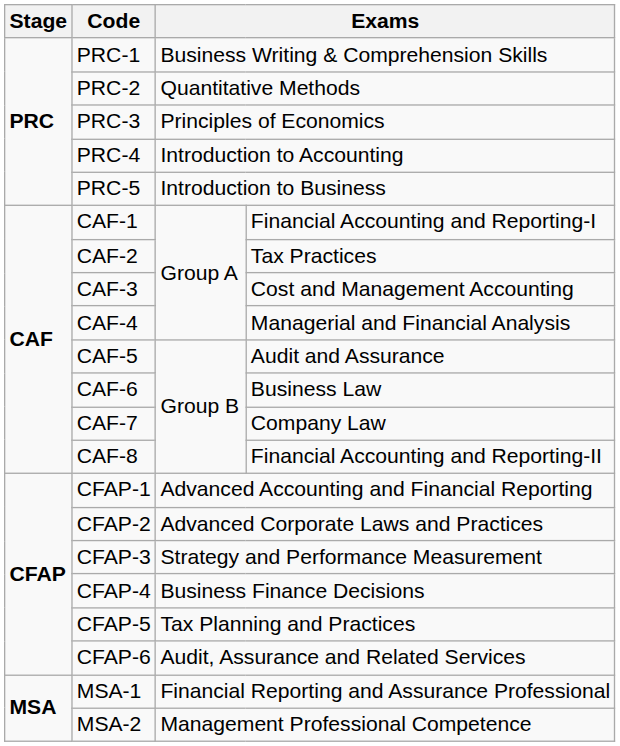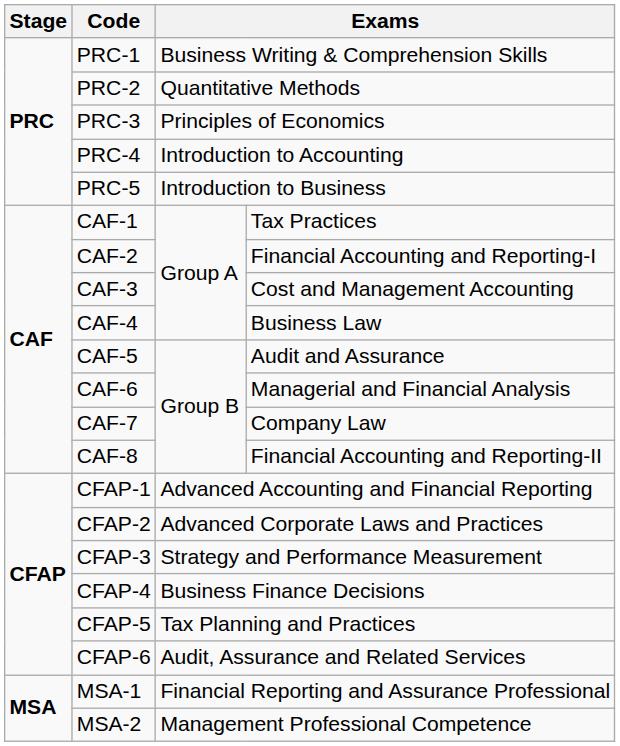(423, 222) Financial Accounting and Reporting-I -> (314, 222) Tax Practices
(314, 255) Tax Practices -> (423, 255) Financial Accounting and Reporting-I
(411, 322) Managerial and Financial Analysis -> (316, 322) Business Law
(316, 389) Business Law -> (411, 389) Managerial and Financial Analysis
